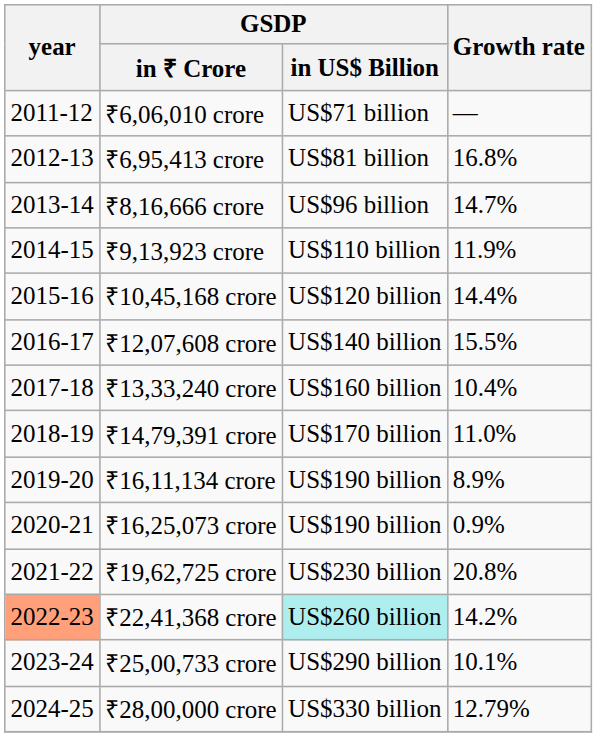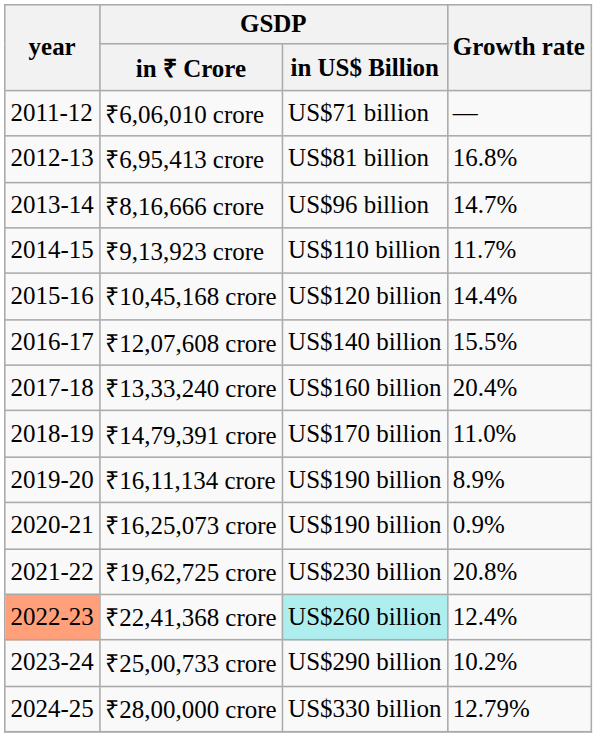(485, 250) 11.9% -> (485, 250) 11.7%
(485, 387) 10.4% -> (485, 387) 20.4%
(485, 616) 14.2% -> (485, 616) 12.4%
(485, 662) 10.1% -> (485, 662) 10.2%
